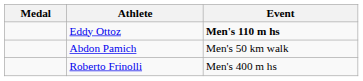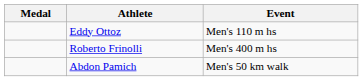(243, 31) bold -> (241, 31) normal
rows swapped: (106, 66) <-> (103, 48)
